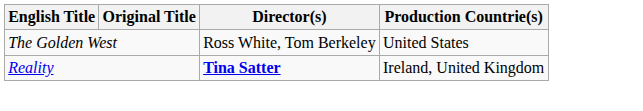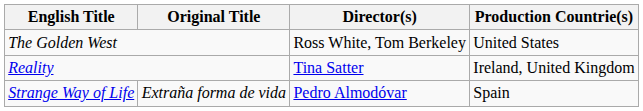(242, 67) bold -> (328, 67) normal
+ row: (71, 93)
